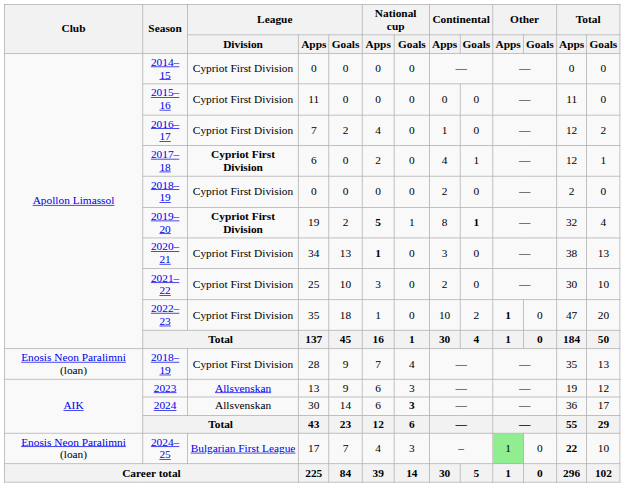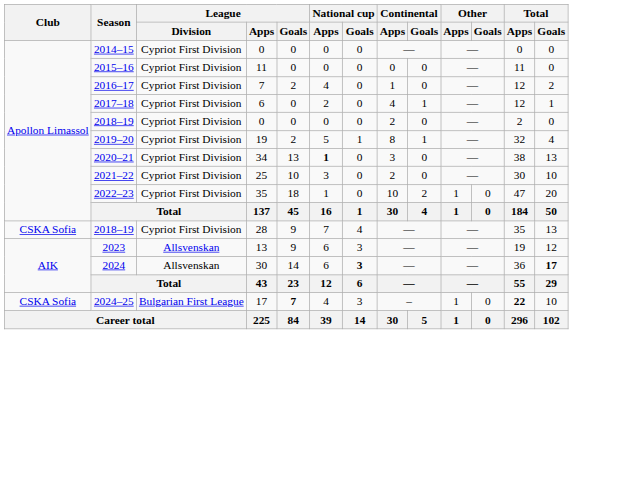(243, 161) bold -> (191, 103) normal
(243, 222) bold -> (191, 139) normal
(378, 222) bold -> (326, 139) normal
(476, 222) bold -> (424, 139) normal
(508, 315) bold -> (456, 193) normal
(74, 363) Enosis Neon Paralimni (loan) -> (48, 229) CSKA Sofia
(603, 406) normal -> (551, 265) bold
(74, 448) Enosis Neon Paralimni (loan) -> (48, 301) CSKA Sofia
(346, 448) normal -> (293, 301) bold
(508, 448) lightgreen background -> (456, 301) no background
